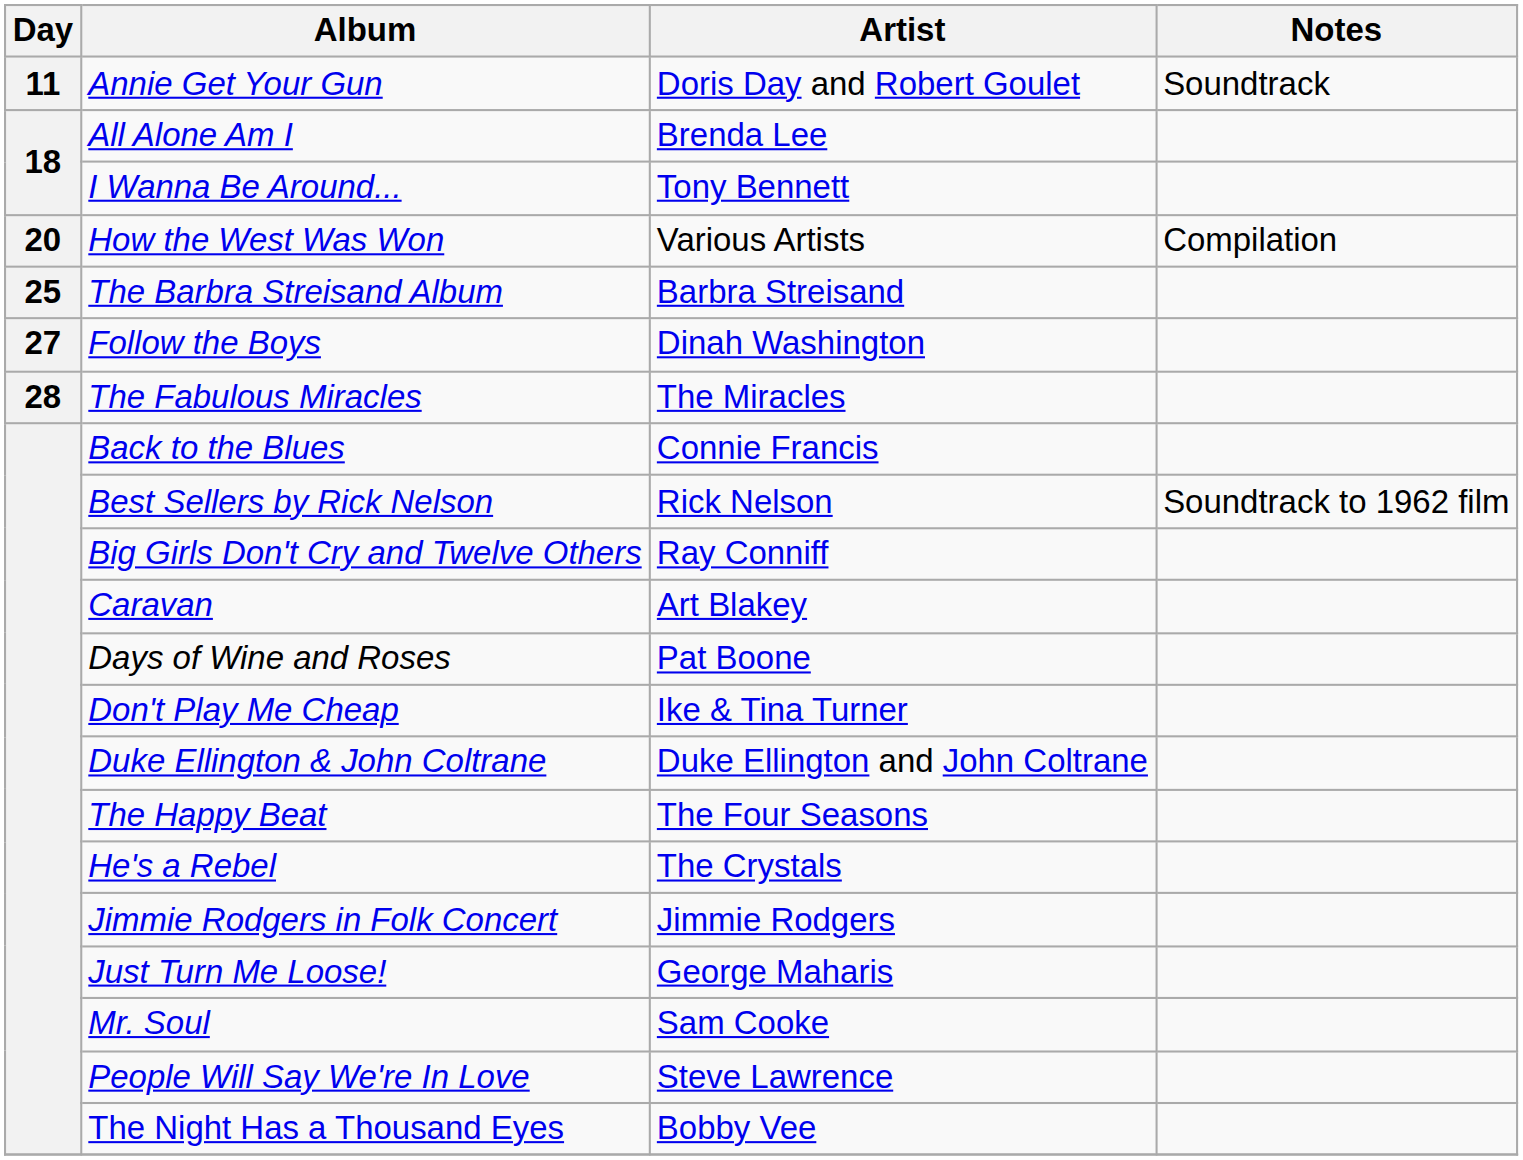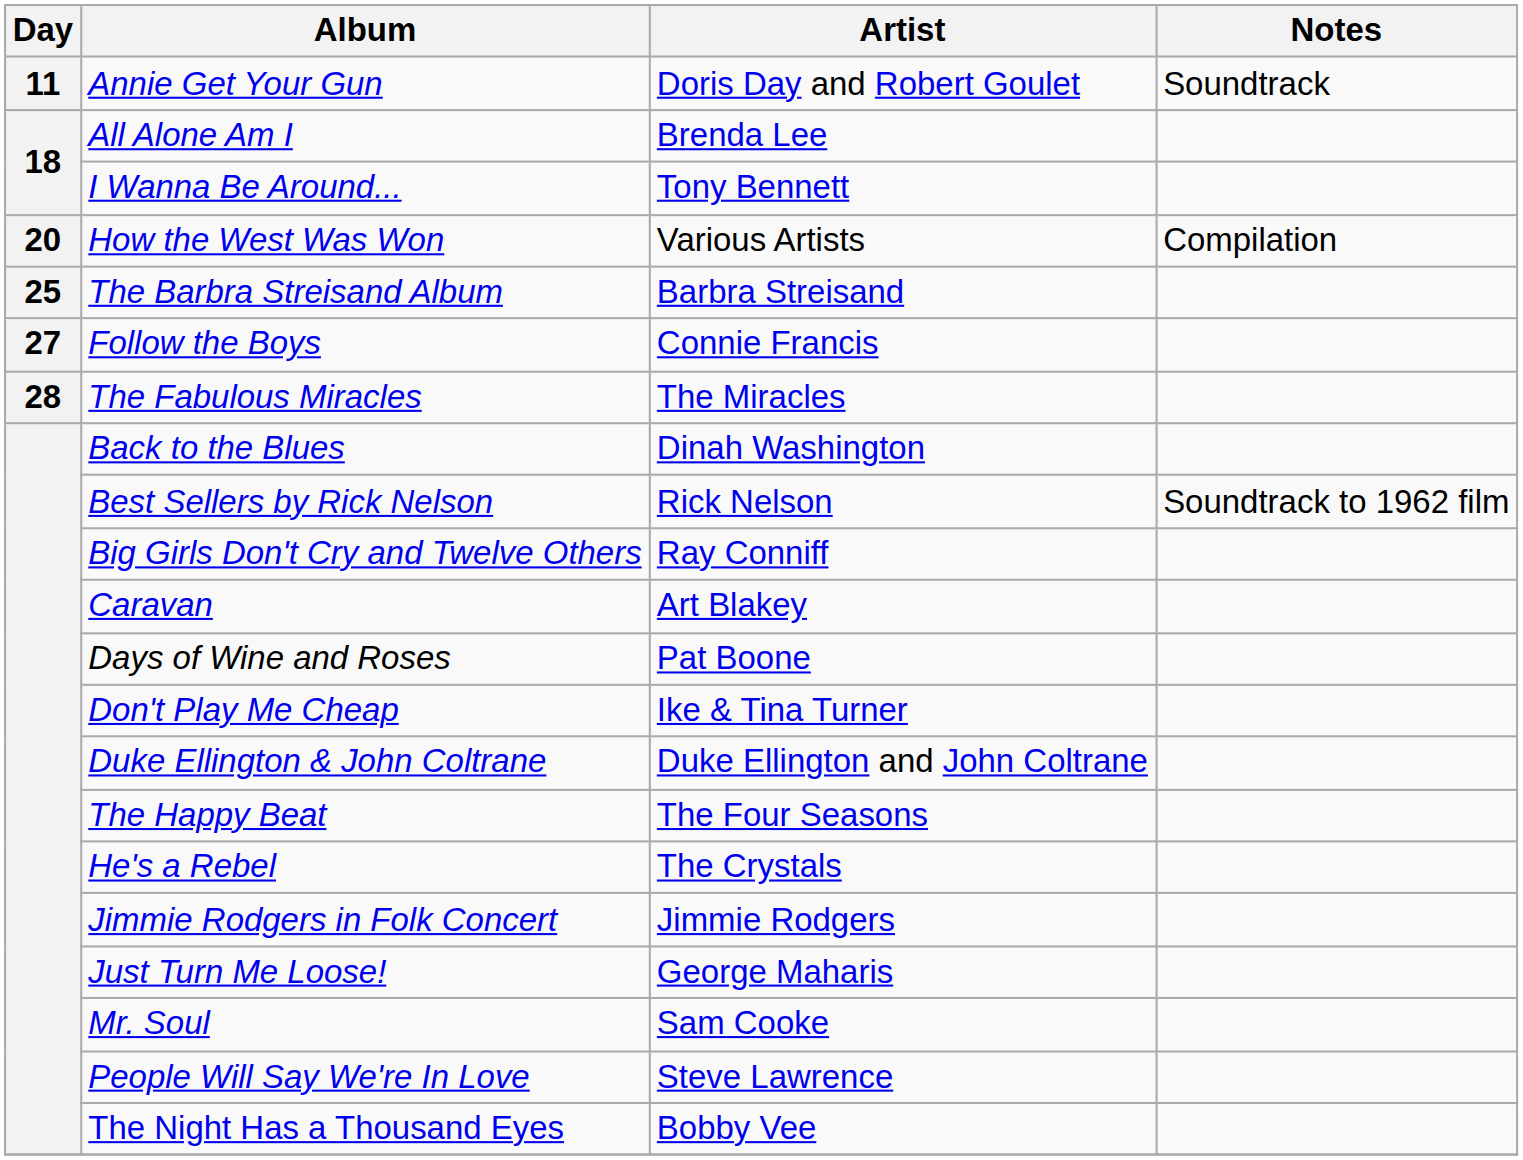(791, 344) Dinah Washington -> (768, 344) Connie Francis
(768, 448) Connie Francis -> (791, 448) Dinah Washington
